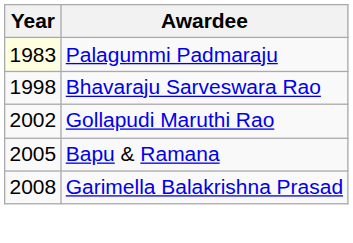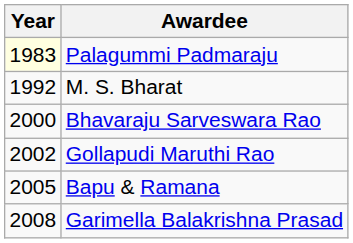+ row: (124, 87)
(33, 87) 1998 -> (33, 120) 2000
